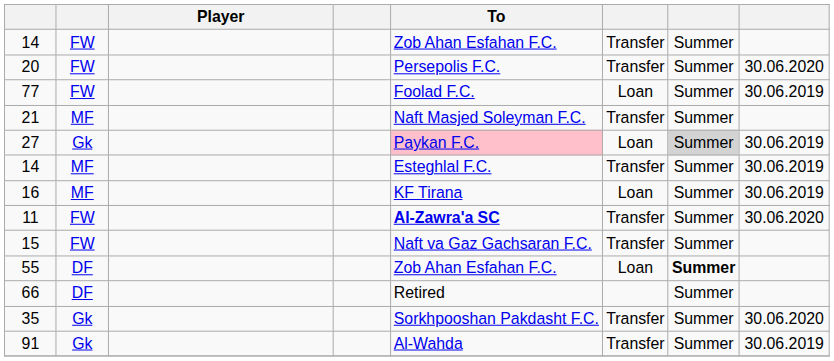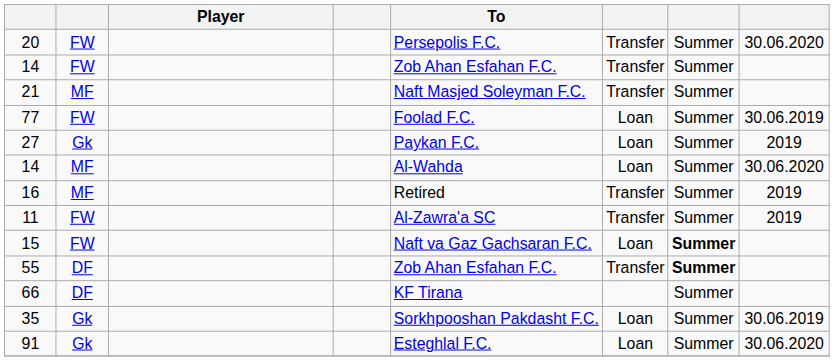rows swapped: (30, 42) <-> (30, 67)
rows swapped: (30, 117) <-> (30, 92)
(436, 142) pink background -> (436, 142) no background
(704, 142) lightgrey background -> (704, 142) no background
(784, 142) 30.06.2019 -> (784, 142) 2019
(443, 167) Esteghlal F.C. -> (428, 167) Al-Wahda
(635, 167) Transfer -> (635, 167) Loan
(784, 167) 30.06.2019 -> (784, 167) 30.06.2020
(428, 192) KF Tirana -> (419, 192) Retired
(635, 192) Loan -> (635, 192) Transfer
(784, 192) 30.06.2019 -> (784, 192) 2019
(447, 218) bold -> (445, 218) normal
(784, 218) 30.06.2020 -> (784, 218) 2019
(635, 243) Transfer -> (635, 243) Loan
(704, 243) normal -> (704, 243) bold
(635, 268) Loan -> (635, 268) Transfer
(419, 293) Retired -> (428, 293) KF Tirana
(635, 318) Transfer -> (635, 318) Loan
(784, 318) 30.06.2020 -> (784, 318) 30.06.2019
(428, 343) Al-Wahda -> (443, 343) Esteghlal F.C.
(635, 343) Transfer -> (635, 343) Loan
(784, 343) 30.06.2019 -> (784, 343) 30.06.2020
